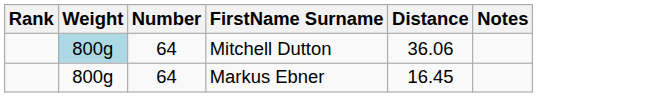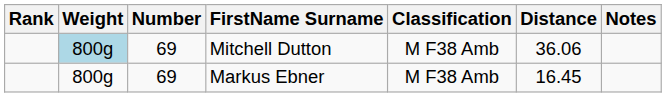+ column: (452, 19)
(167, 48) 64 -> (167, 48) 69
(167, 77) 64 -> (167, 77) 69
